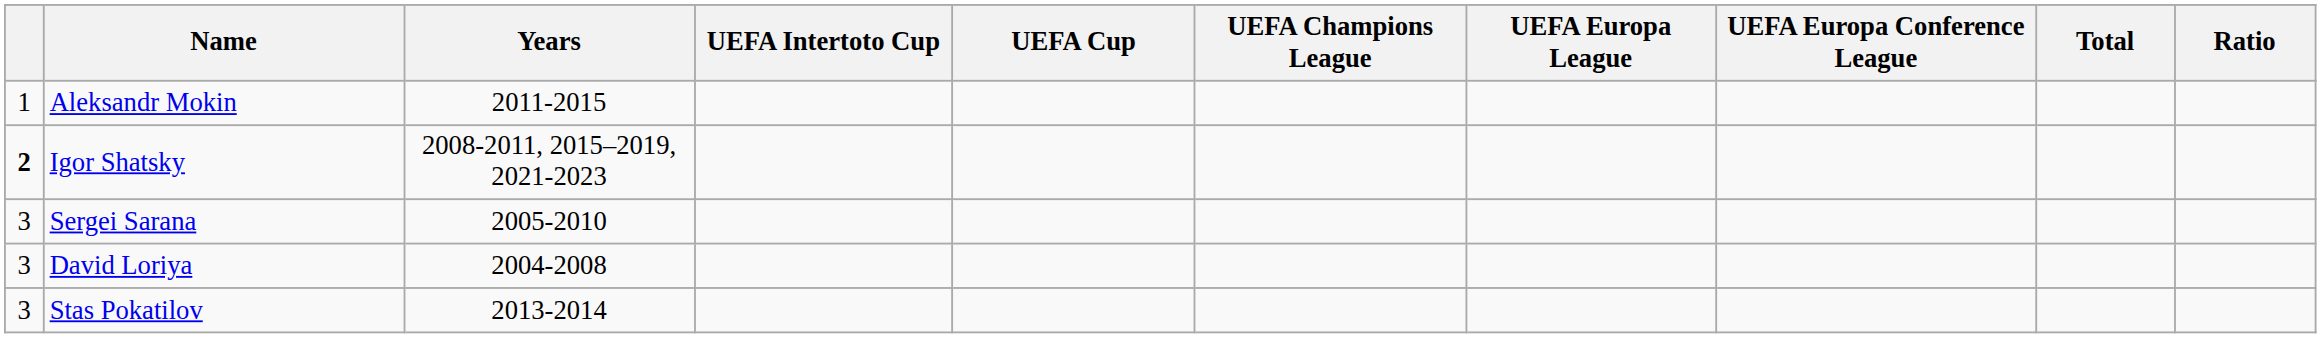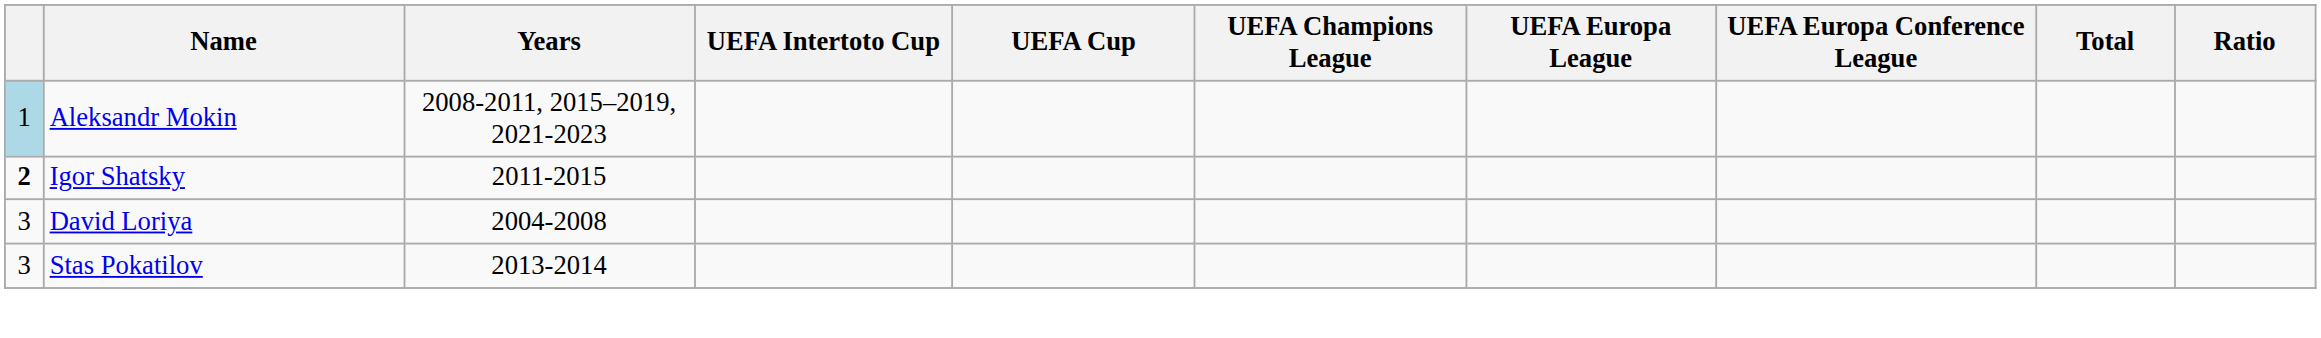(24, 102) no background -> (24, 117) lightblue background
(549, 102) 2011-2015 -> (549, 117) 2008-2011, 2015–2019, 2021-2023
(549, 161) 2008-2011, 2015–2019, 2021-2023 -> (549, 177) 2011-2015
- row: (123, 221)
